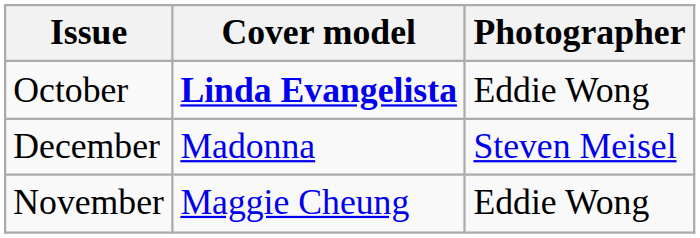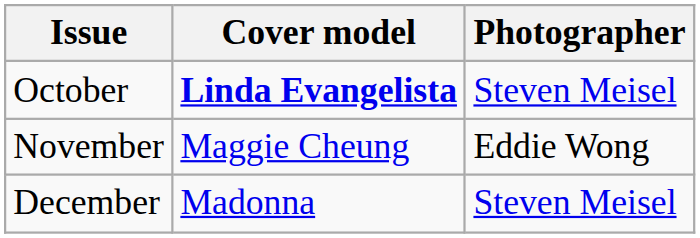(561, 89) Eddie Wong -> (575, 89) Steven Meisel
rows swapped: (89, 202) <-> (87, 145)
